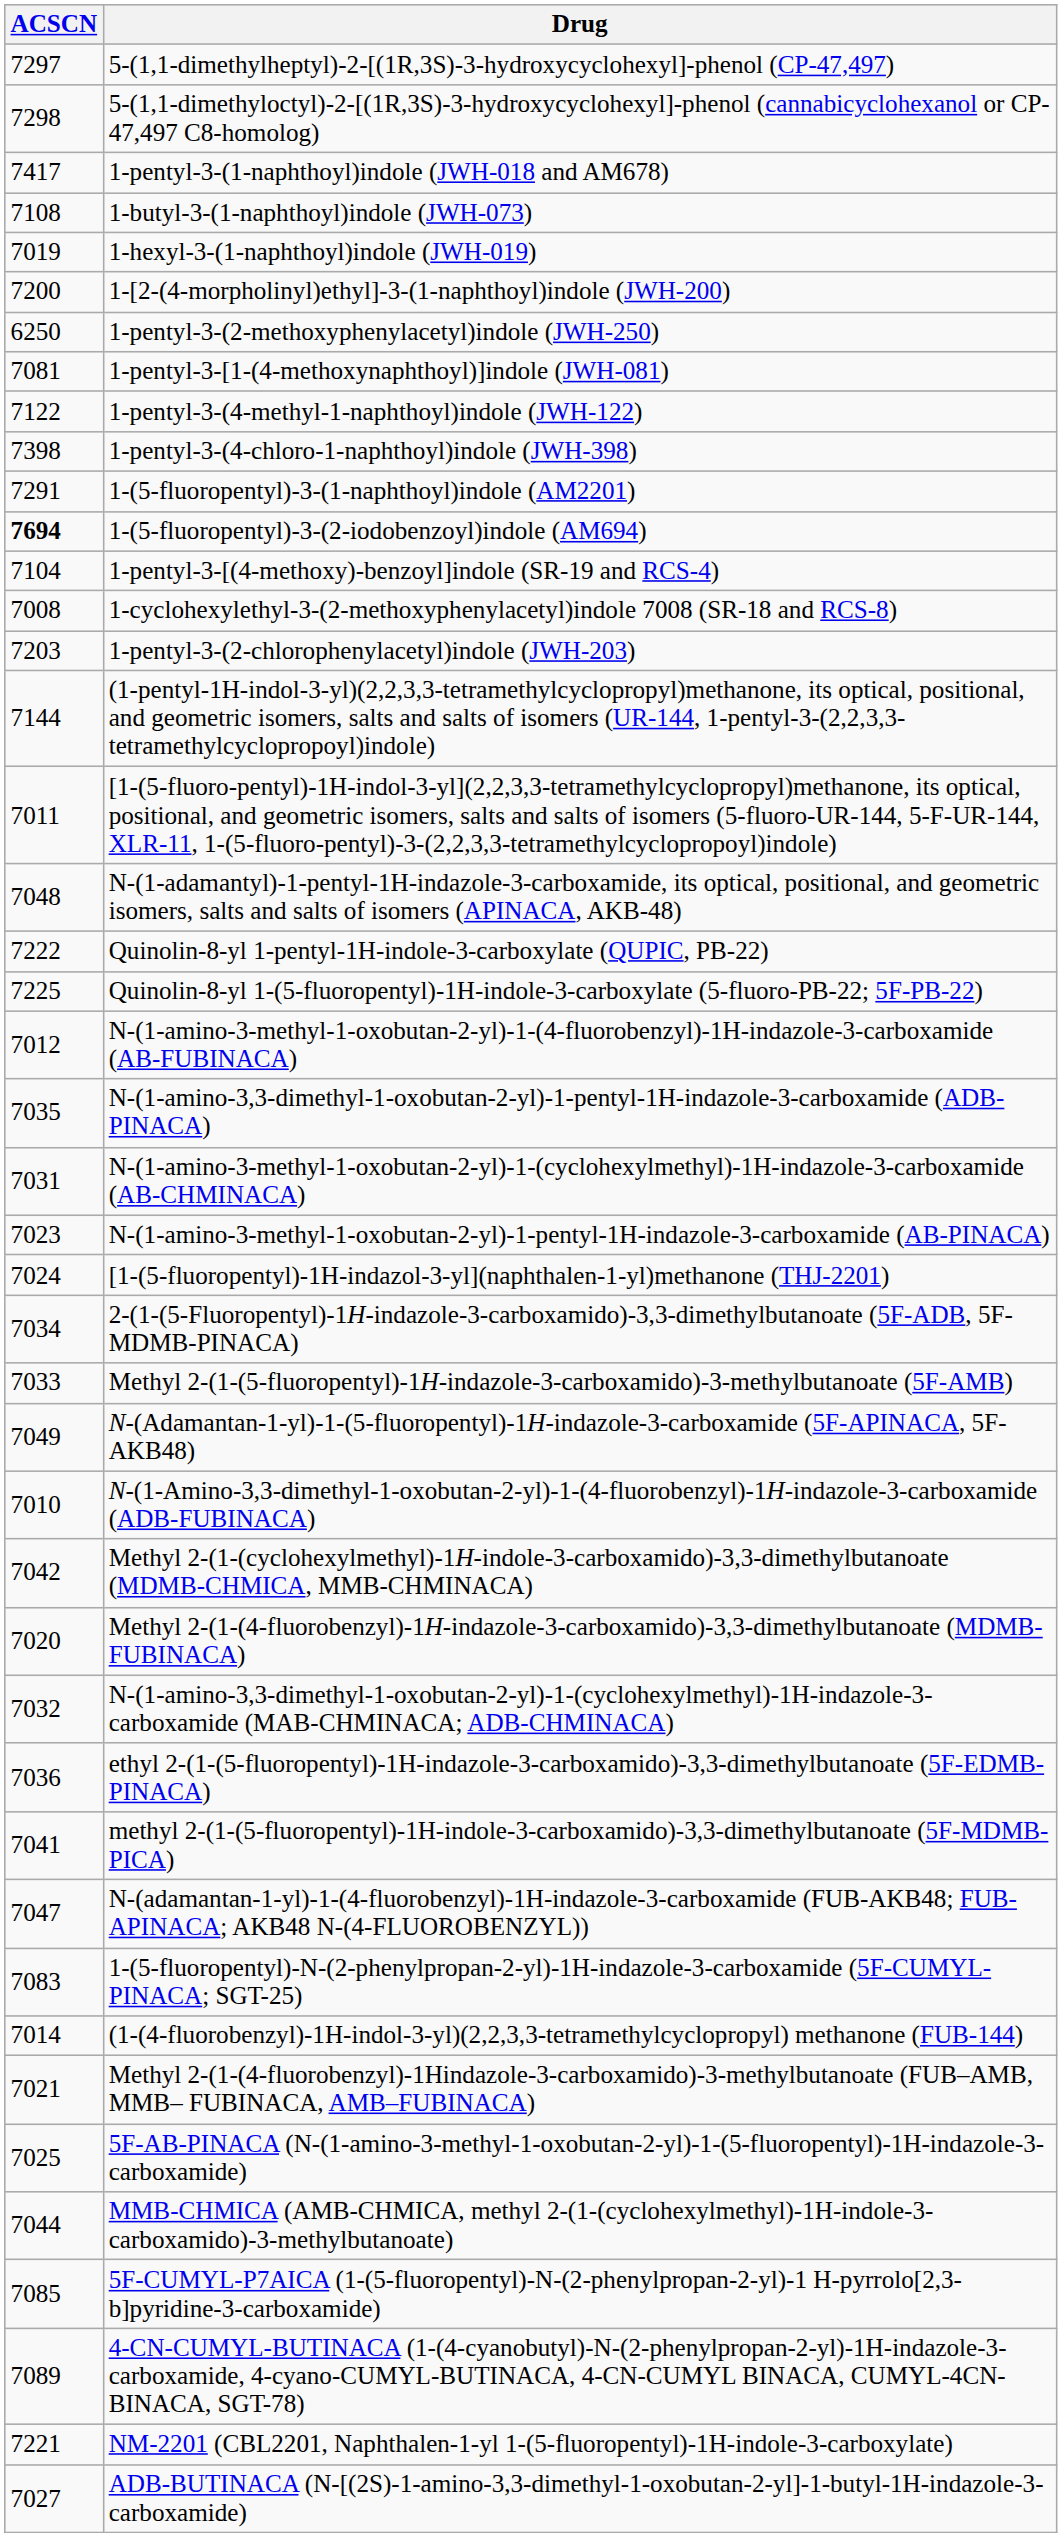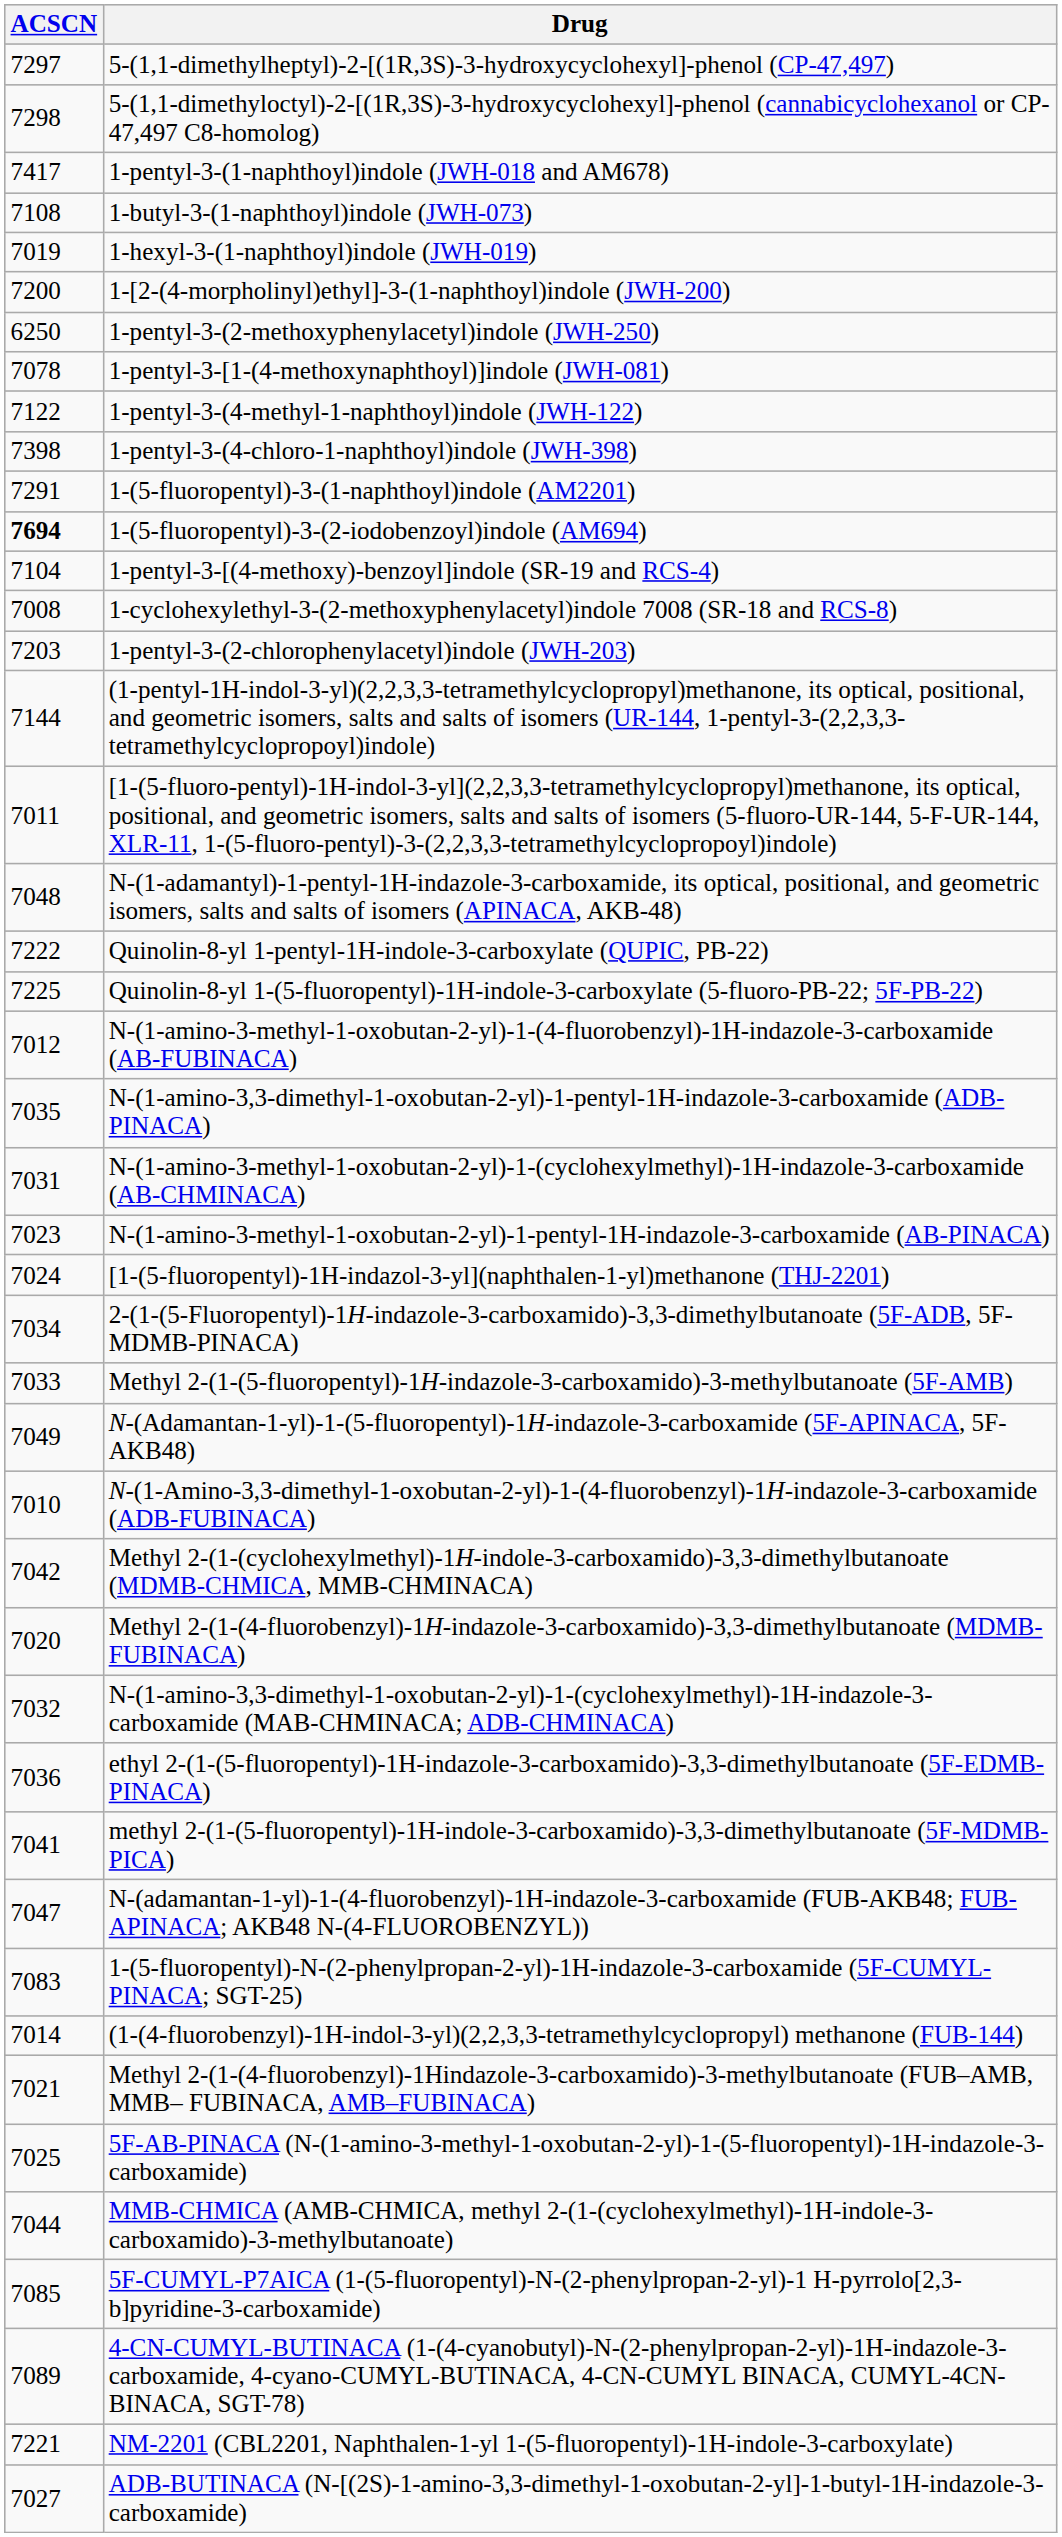(36, 371) 7081 -> (36, 371) 7078
